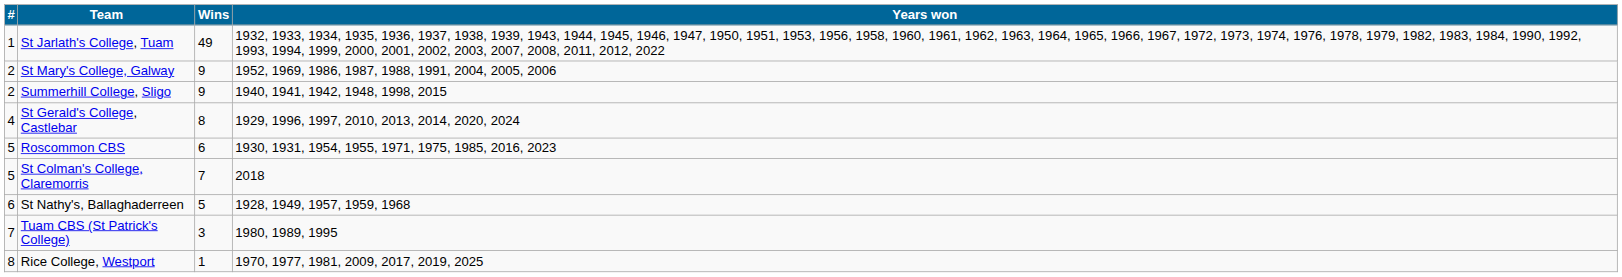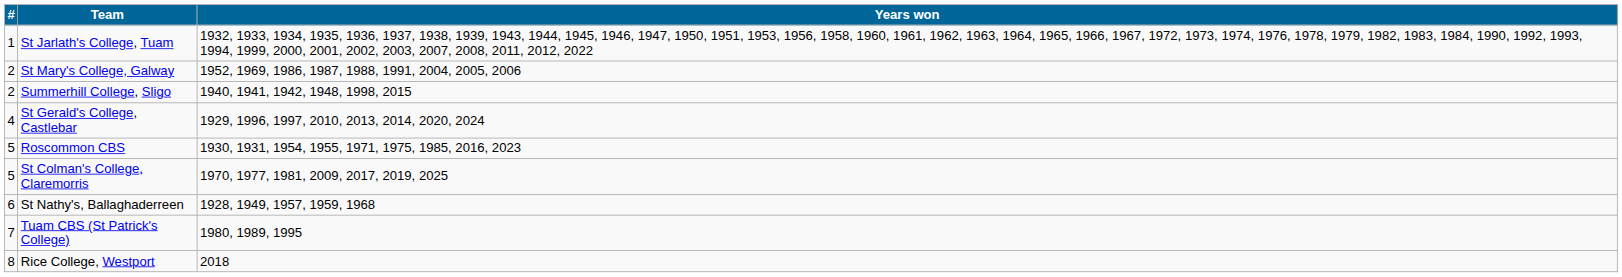- column: (214, 14)
(250, 176) 2018 -> (324, 176) 1970, 1977, 1981, 2009, 2017, 2019, 2025
(359, 261) 1970, 1977, 1981, 2009, 2017, 2019, 2025 -> (215, 261) 2018
